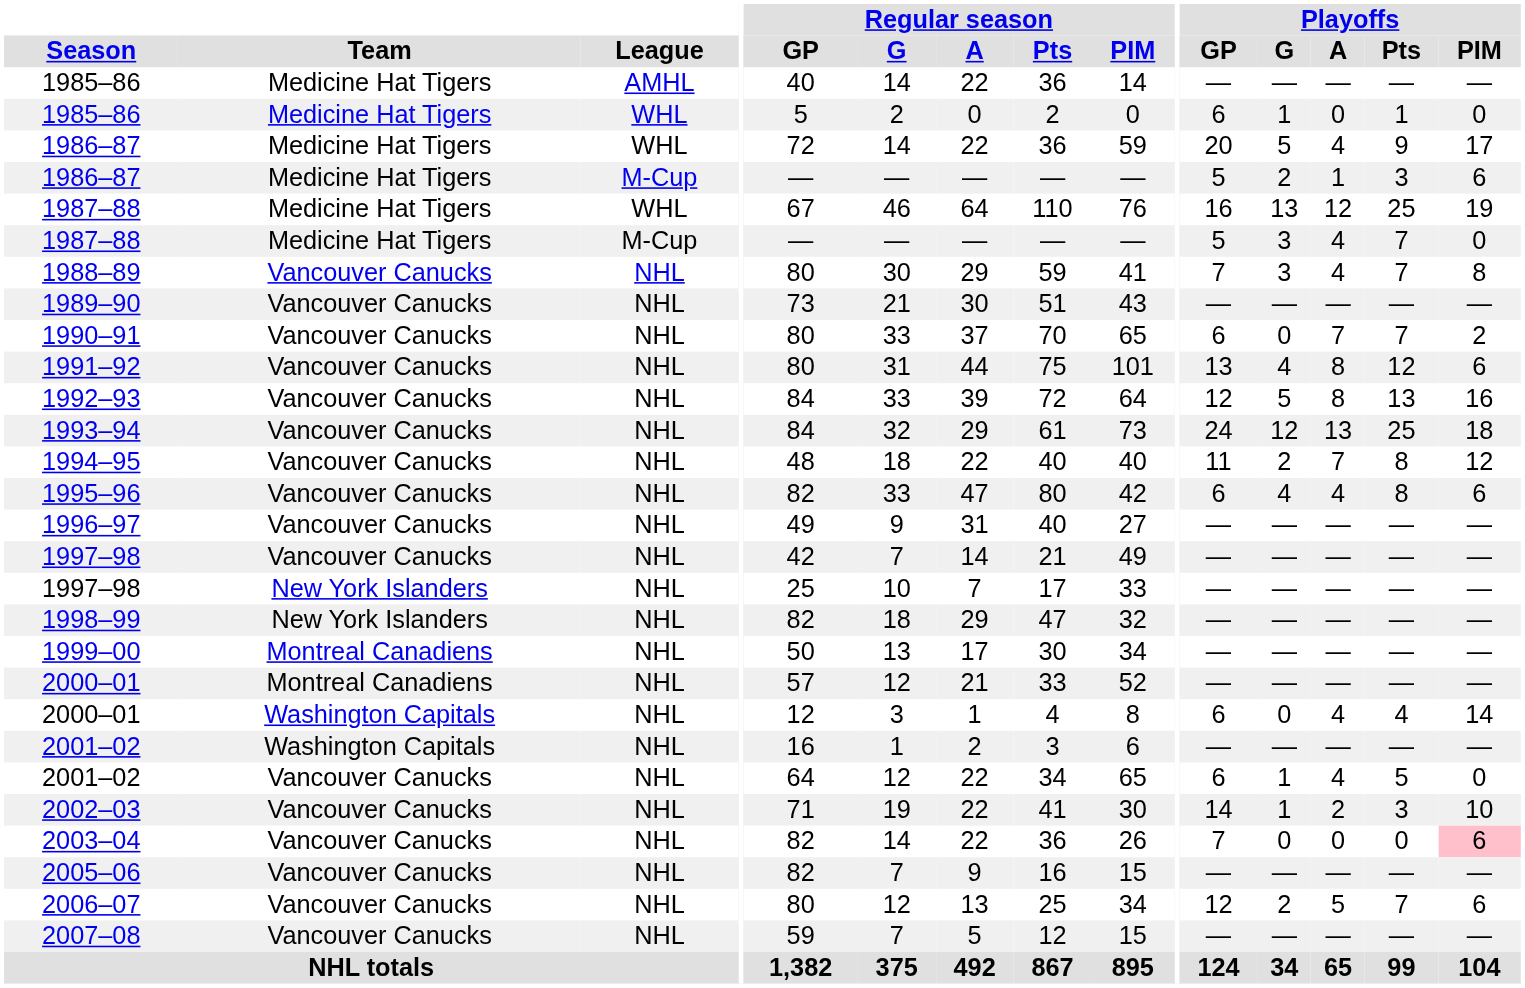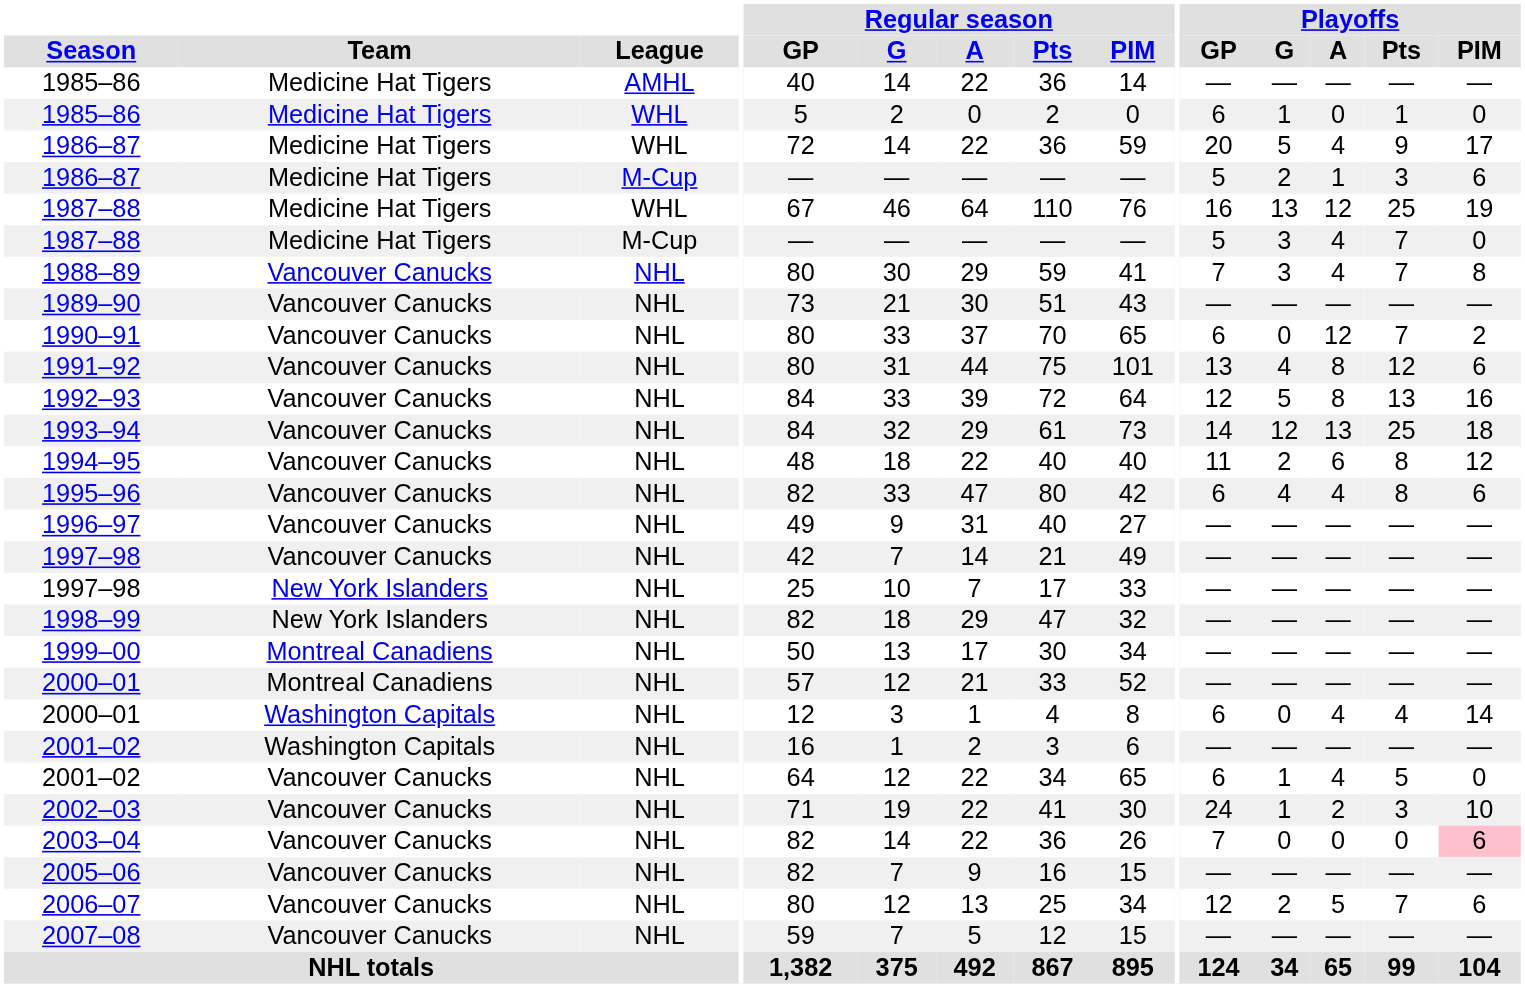(1338, 335) 7 -> (1338, 335) 12
(1218, 430) 24 -> (1218, 430) 14
(1338, 461) 7 -> (1338, 461) 6
(1218, 809) 14 -> (1218, 809) 24
